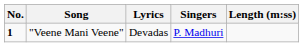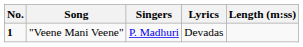columns swapped: (198, 14) <-> (148, 14)
